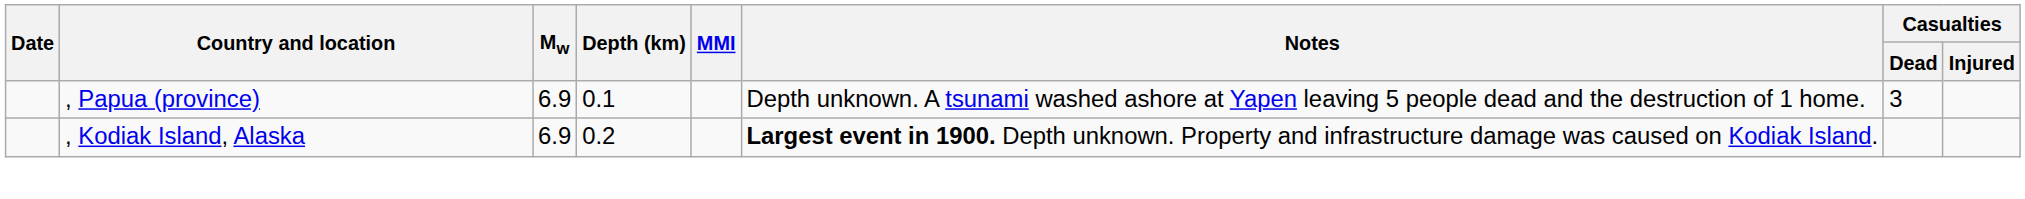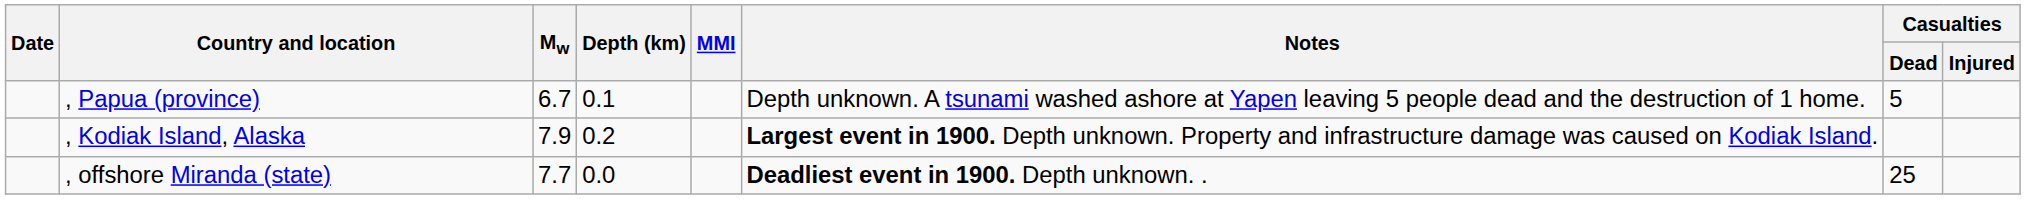(555, 99) 6.9 -> (555, 99) 6.7
(1896, 99) 3 -> (1896, 99) 5
(555, 136) 6.9 -> (555, 136) 7.9
+ row: (198, 174)
